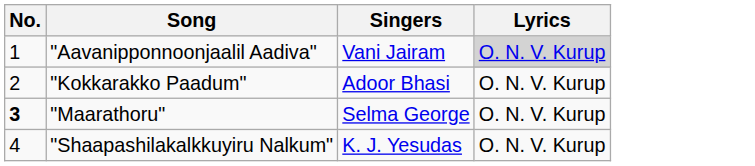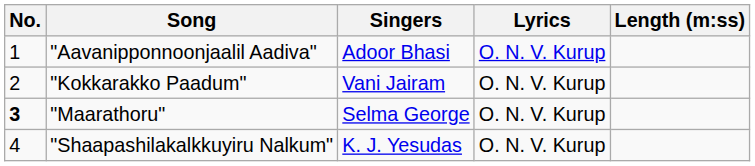+ column: (680, 20)
(394, 52) Vani Jairam -> (396, 52) Adoor Bhasi
(542, 52) lightgrey background -> (542, 52) no background
(396, 83) Adoor Bhasi -> (394, 83) Vani Jairam
